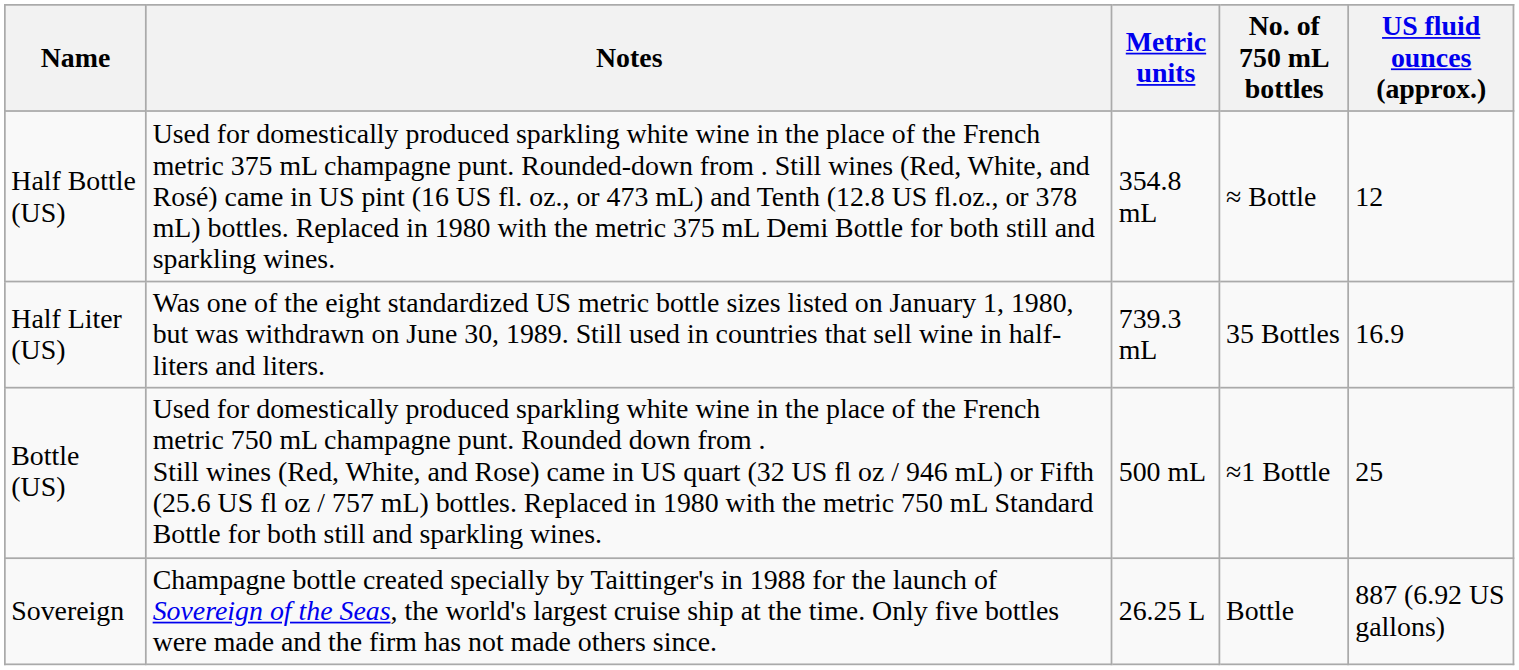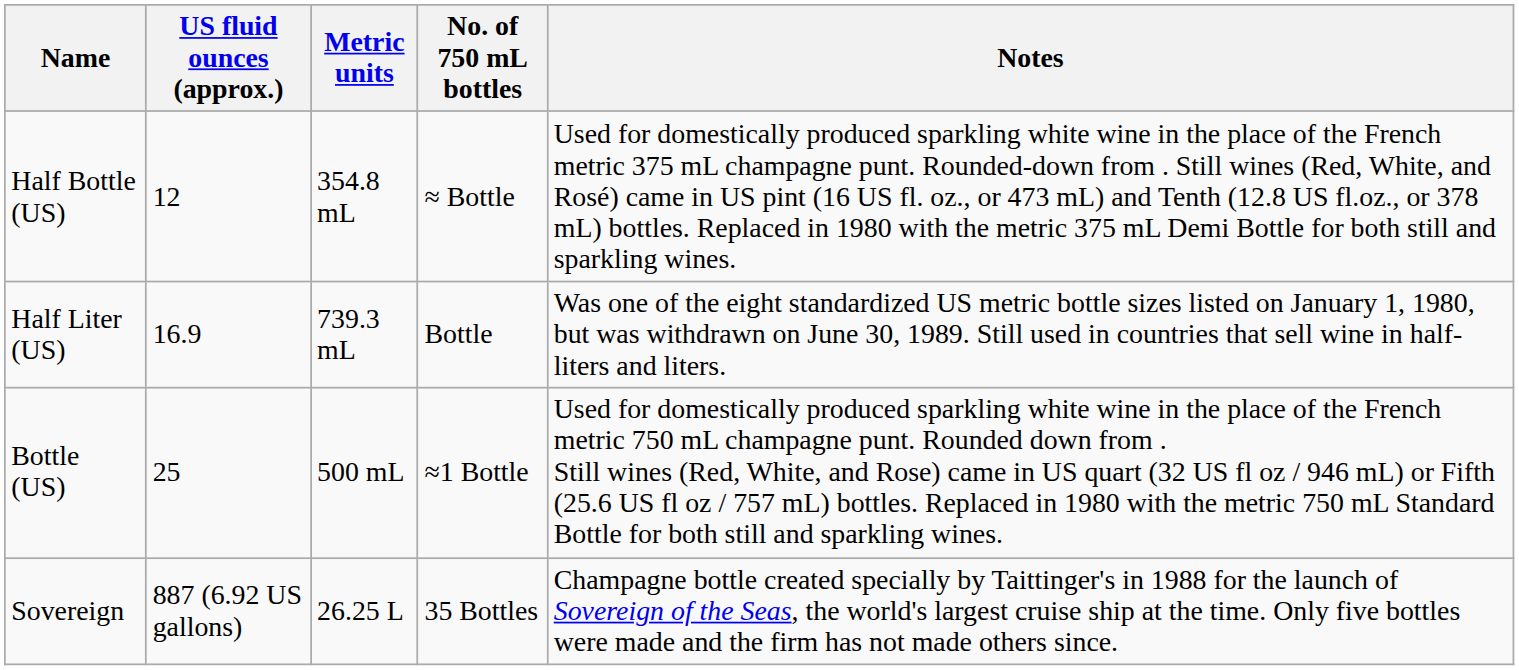columns swapped: (1431, 57) <-> (629, 57)
(1283, 334) 35 Bottles -> (459, 334) Bottle
(1260, 610) Bottle -> (481, 610) 35 Bottles
